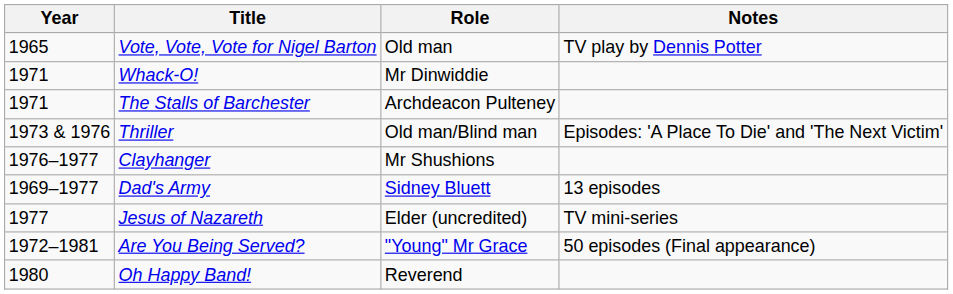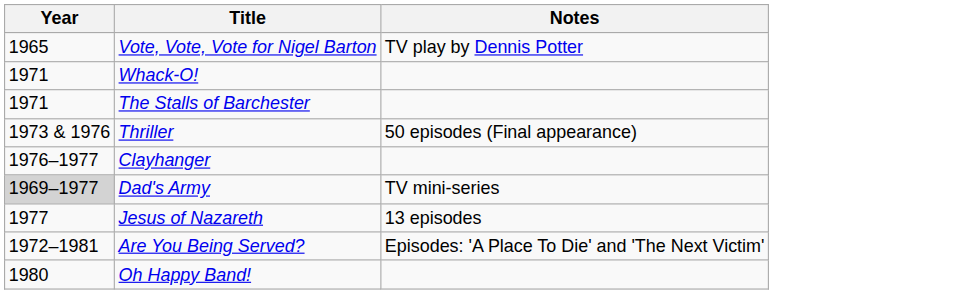- column: (470, 18)
(753, 132) Episodes: 'A Place To Die' and 'The Next Victim' -> (511, 132) 50 episodes (Final appearance)
(54, 189) no background -> (54, 189) lightgrey background
(612, 189) 13 episodes -> (442, 189) TV mini-series
(621, 217) TV mini-series -> (433, 217) 13 episodes
(689, 246) 50 episodes (Final appearance) -> (575, 246) Episodes: 'A Place To Die' and 'The Next Victim'
